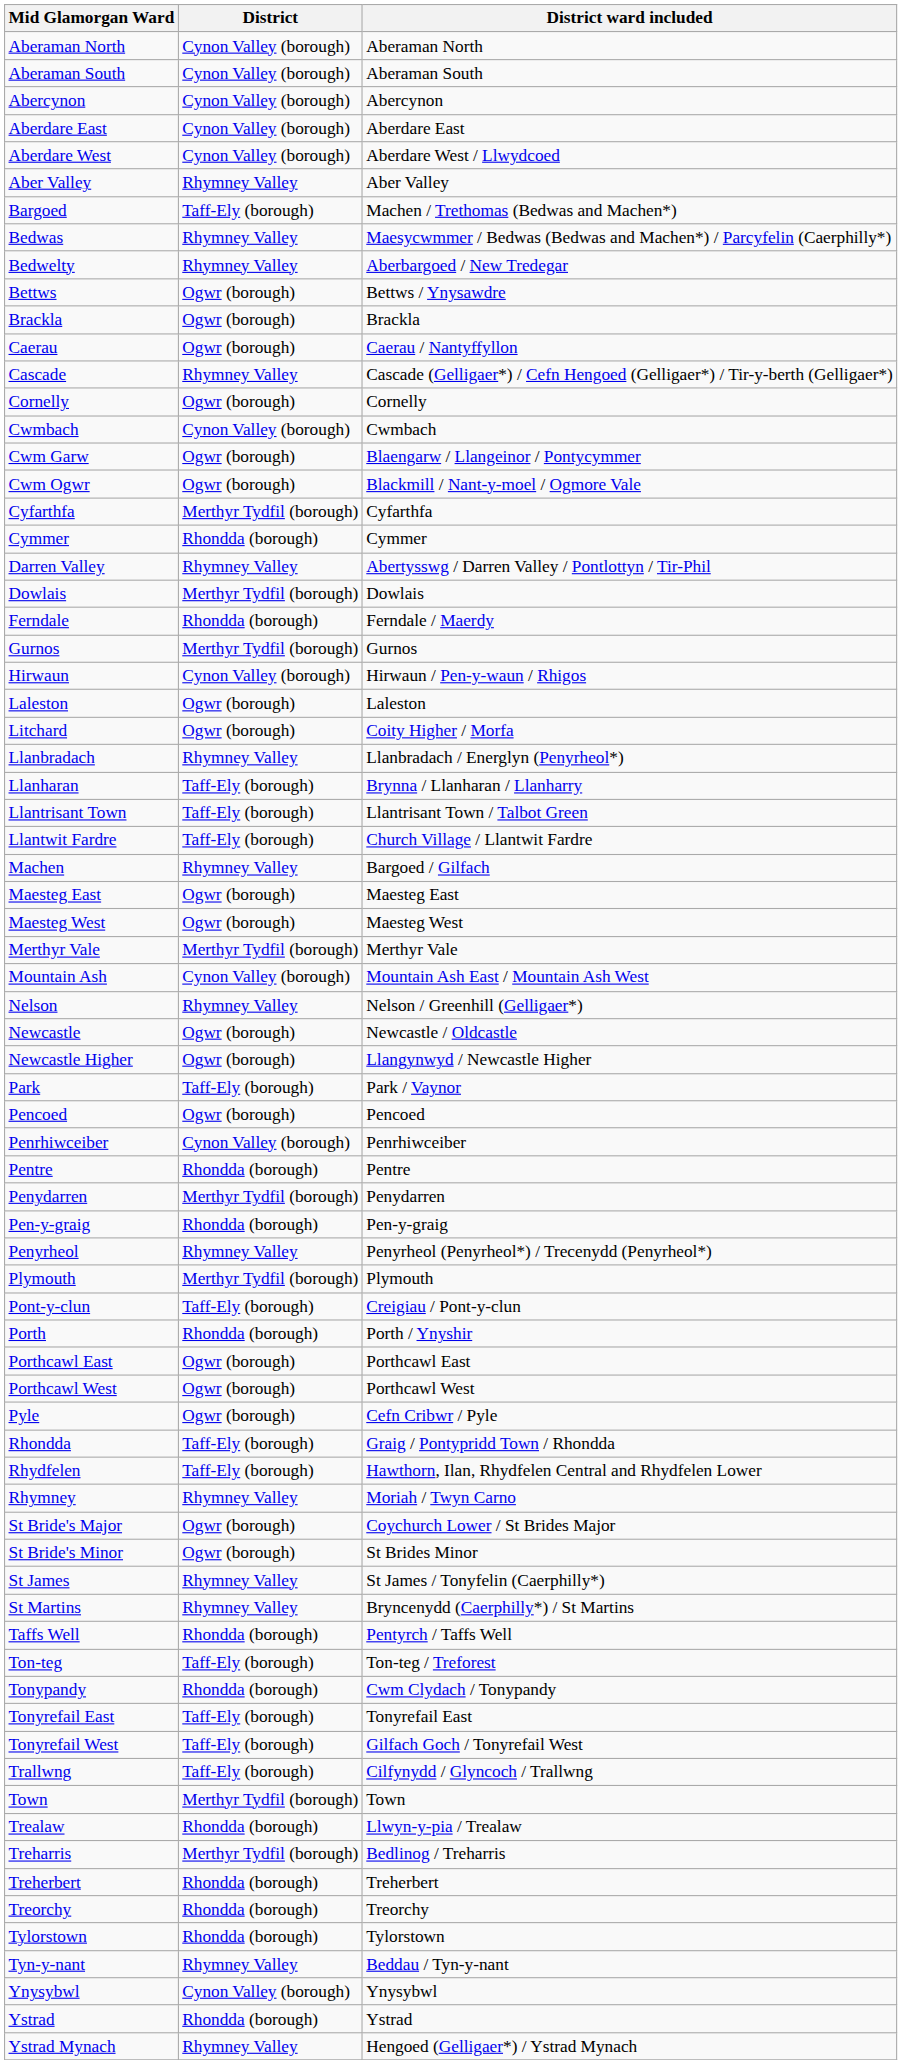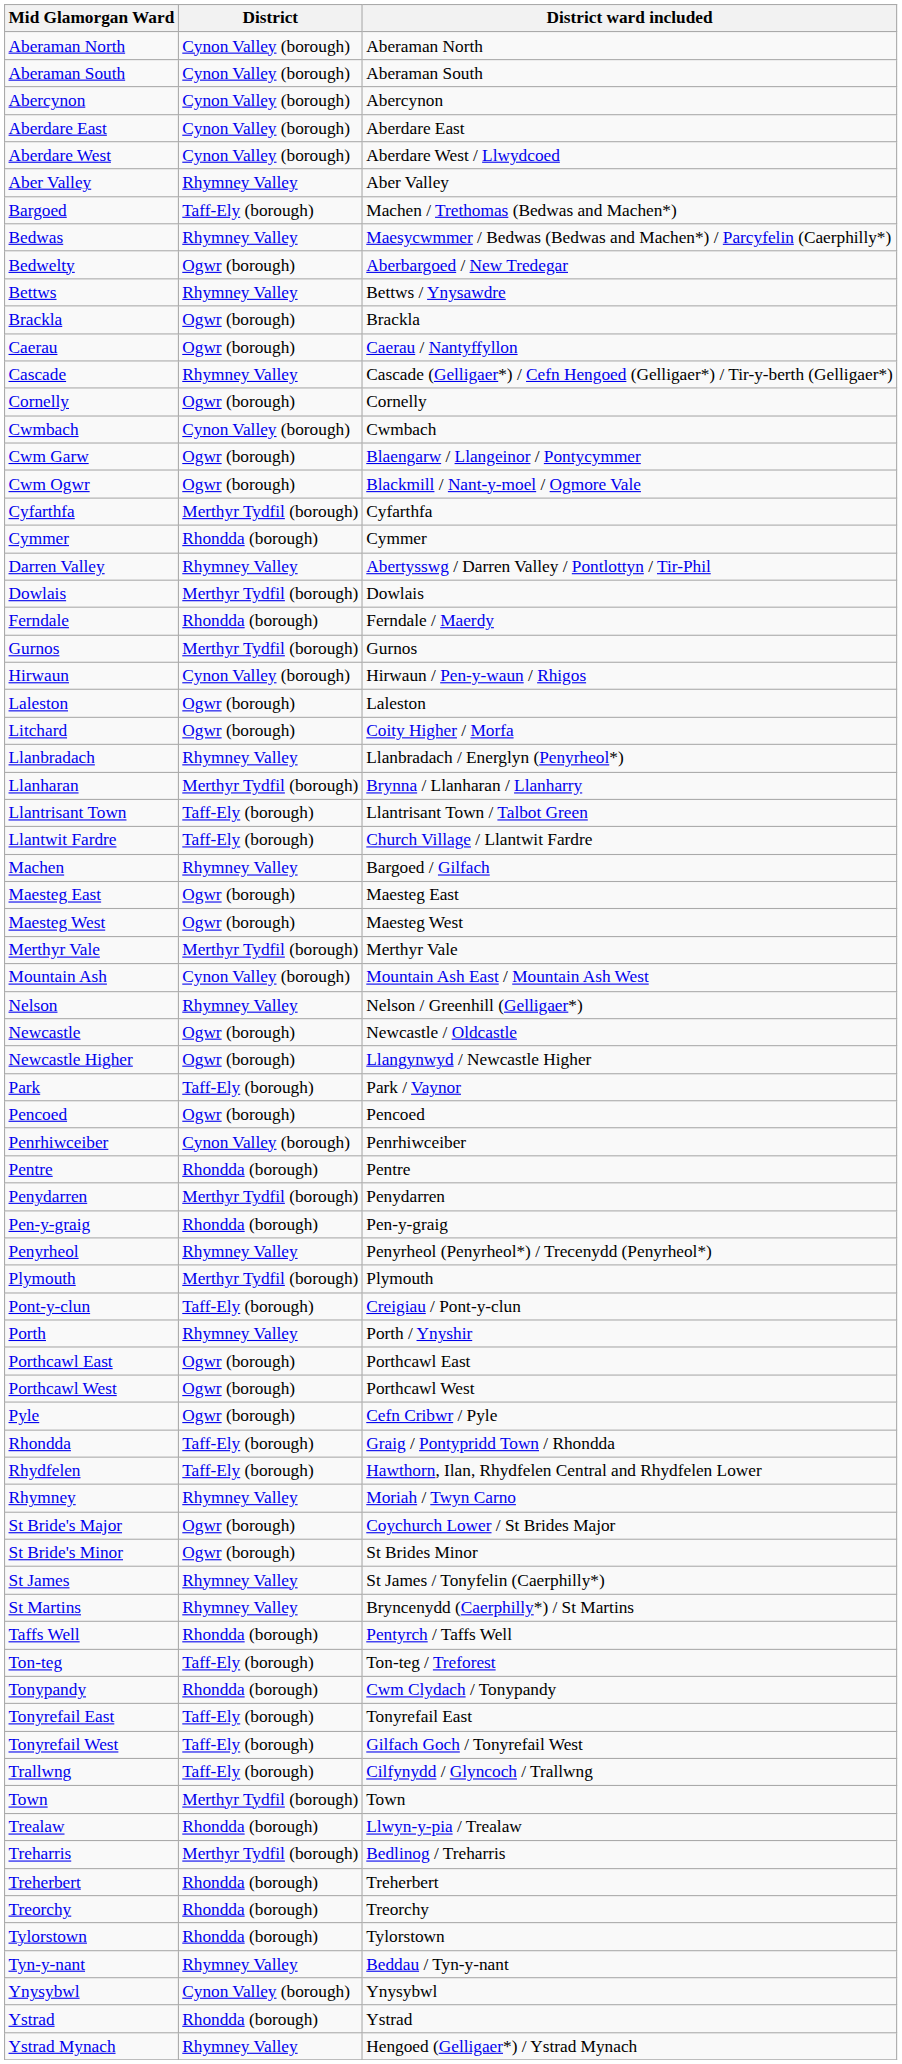(240, 264) Rhymney Valley -> (239, 264) Ogwr (borough)
(239, 292) Ogwr (borough) -> (240, 292) Rhymney Valley
(248, 785) Taff-Ely (borough) -> (270, 785) Merthyr Tydfil (borough)
(250, 1333) Rhondda (borough) -> (240, 1333) Rhymney Valley
